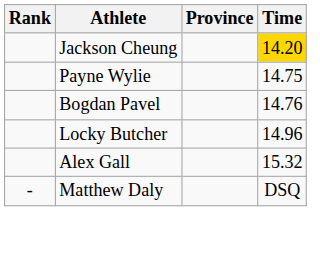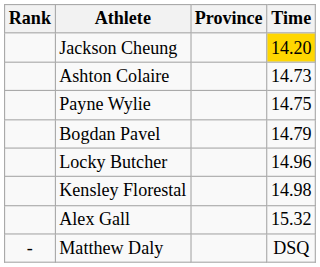+ row: (114, 76)
(282, 104) 14.76 -> (291, 133) 14.79
+ row: (123, 190)
